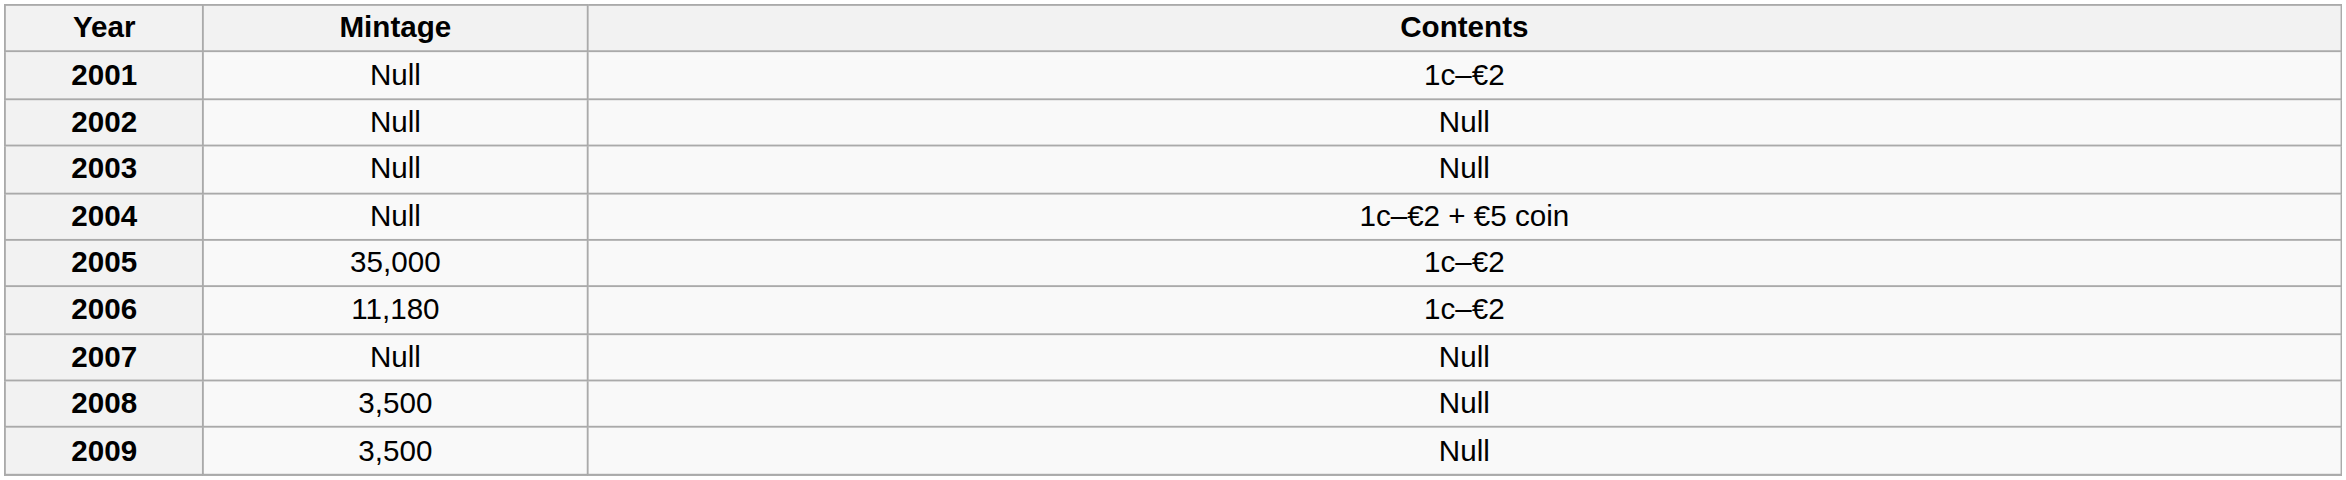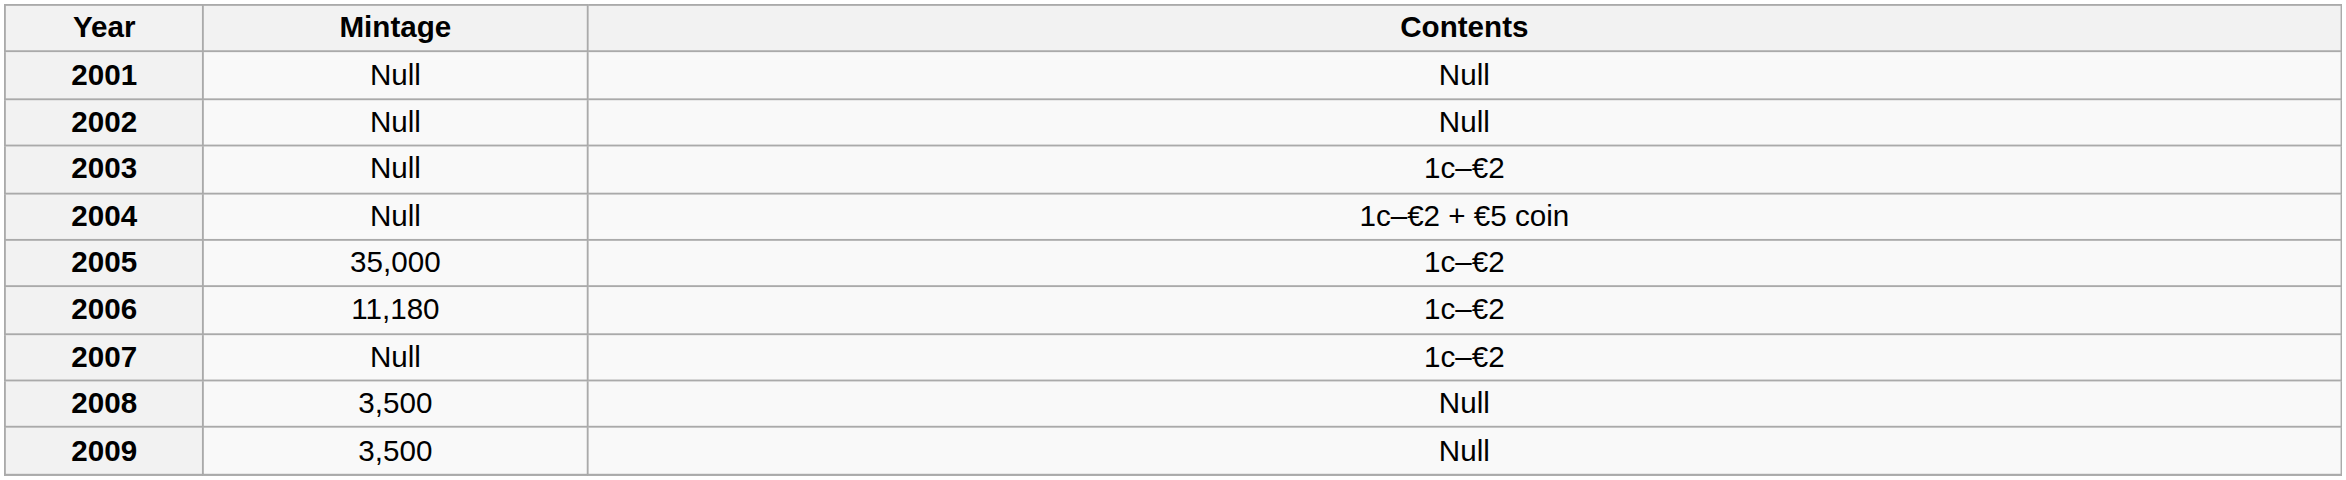(1464, 74) 1c–€2 -> (1464, 74) Null
(1464, 168) Null -> (1464, 168) 1c–€2
(1464, 356) Null -> (1464, 356) 1c–€2
